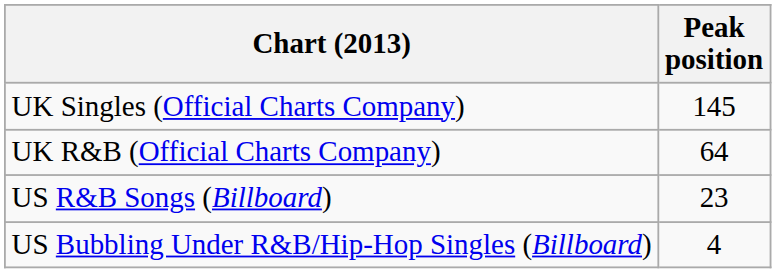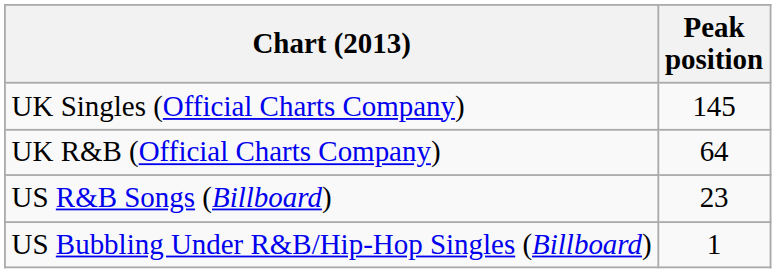(714, 243) 4 -> (714, 243) 1
